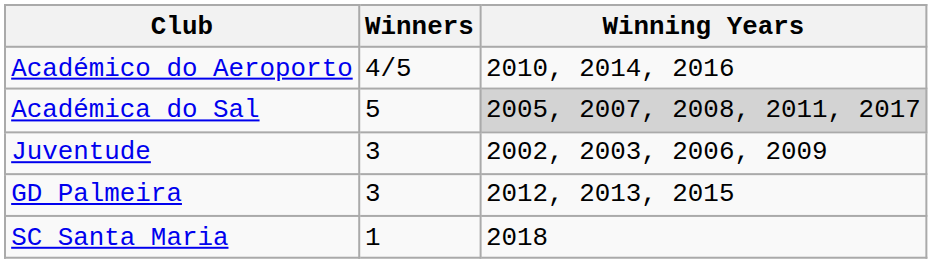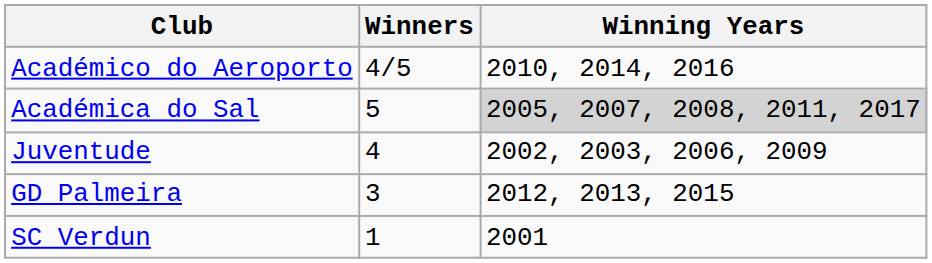(373, 153) 3 -> (373, 153) 4
- row: (120, 237)
+ row: (81, 237)
